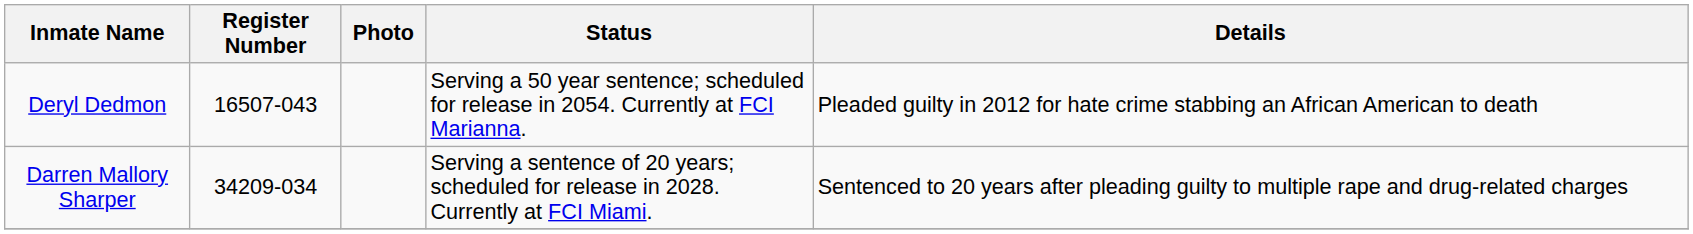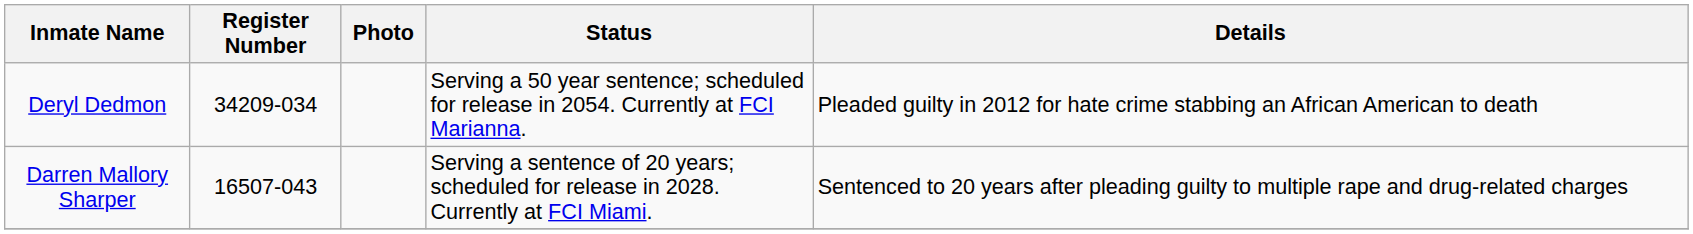(266, 104) 16507-043 -> (266, 104) 34209-034
(266, 187) 34209-034 -> (266, 187) 16507-043
